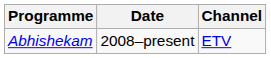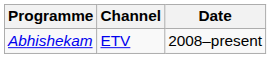columns swapped: (147, 16) <-> (232, 16)
